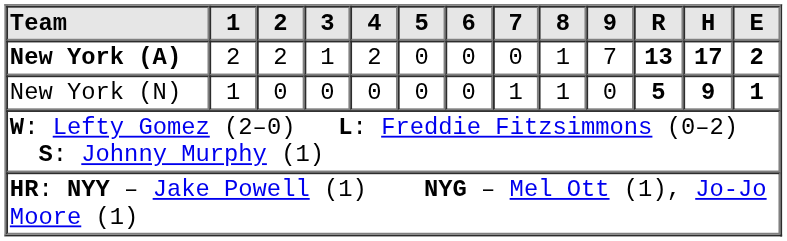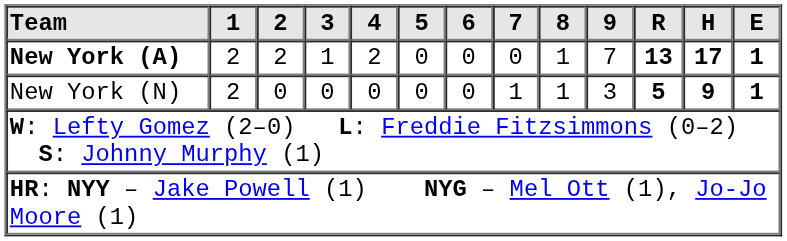(757, 58) 2 -> (757, 58) 1
(233, 93) 1 -> (233, 93) 2
(610, 93) 0 -> (610, 93) 3
